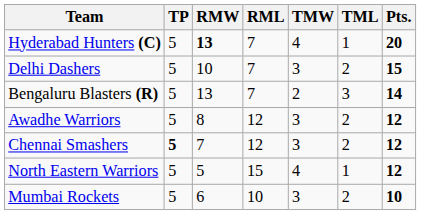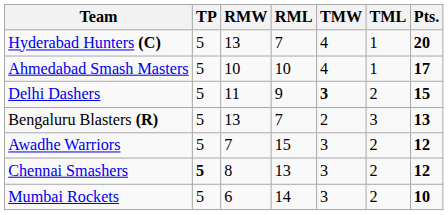(204, 42) bold -> (232, 42) normal
+ row: (98, 68)
(204, 68) 10 -> (232, 94) 11
(251, 68) 7 -> (279, 94) 9
(296, 68) normal -> (324, 94) bold
(394, 94) 14 -> (422, 119) 13
(200, 119) 8 -> (228, 145) 7
(255, 119) 12 -> (283, 145) 15
(200, 145) 7 -> (228, 171) 8
(255, 145) 12 -> (283, 171) 13
- row: (83, 171)
(255, 196) 10 -> (283, 196) 14
